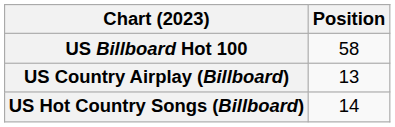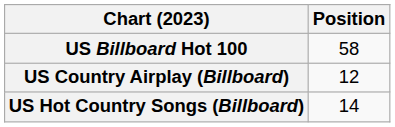(349, 77) 13 -> (349, 77) 12
